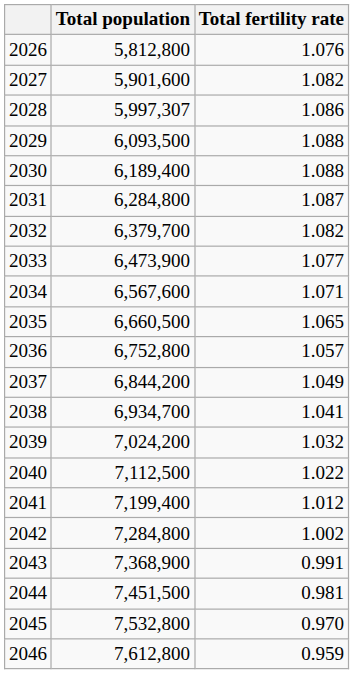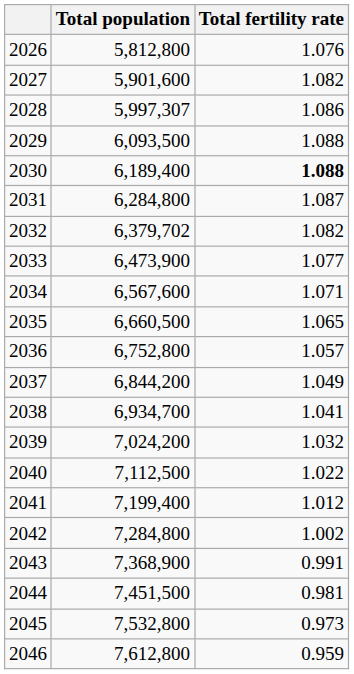(323, 170) normal -> (323, 170) bold
(152, 230) 6,379,700 -> (152, 230) 6,379,702
(323, 623) 0.970 -> (323, 623) 0.973
